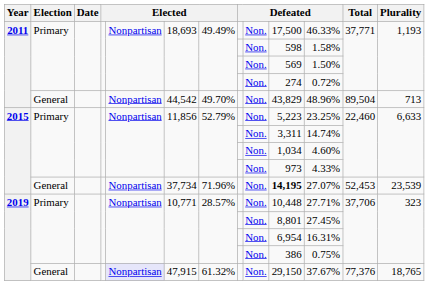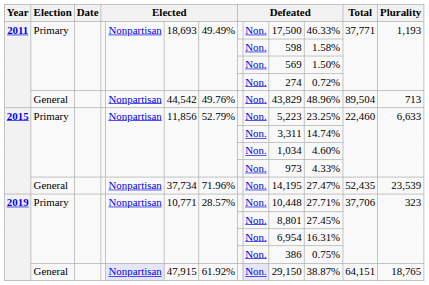(218, 99) 49.70% -> (218, 99) 49.76%
(287, 185) bold -> (287, 185) normal
(323, 185) 27.07% -> (323, 185) 27.47%
(360, 185) 52,453 -> (360, 185) 52,435
(218, 271) 61.32% -> (218, 271) 61.92%
(256, 271) no background -> (256, 271) lavender background
(323, 271) 37.67% -> (323, 271) 38.87%
(360, 271) 77,376 -> (360, 271) 64,151
